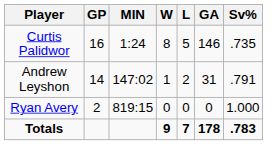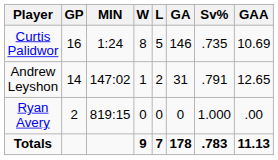+ column: (254, 15)
